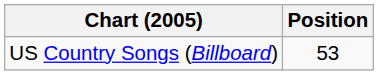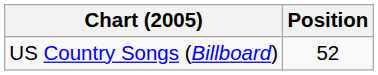(328, 53) 53 -> (328, 53) 52
